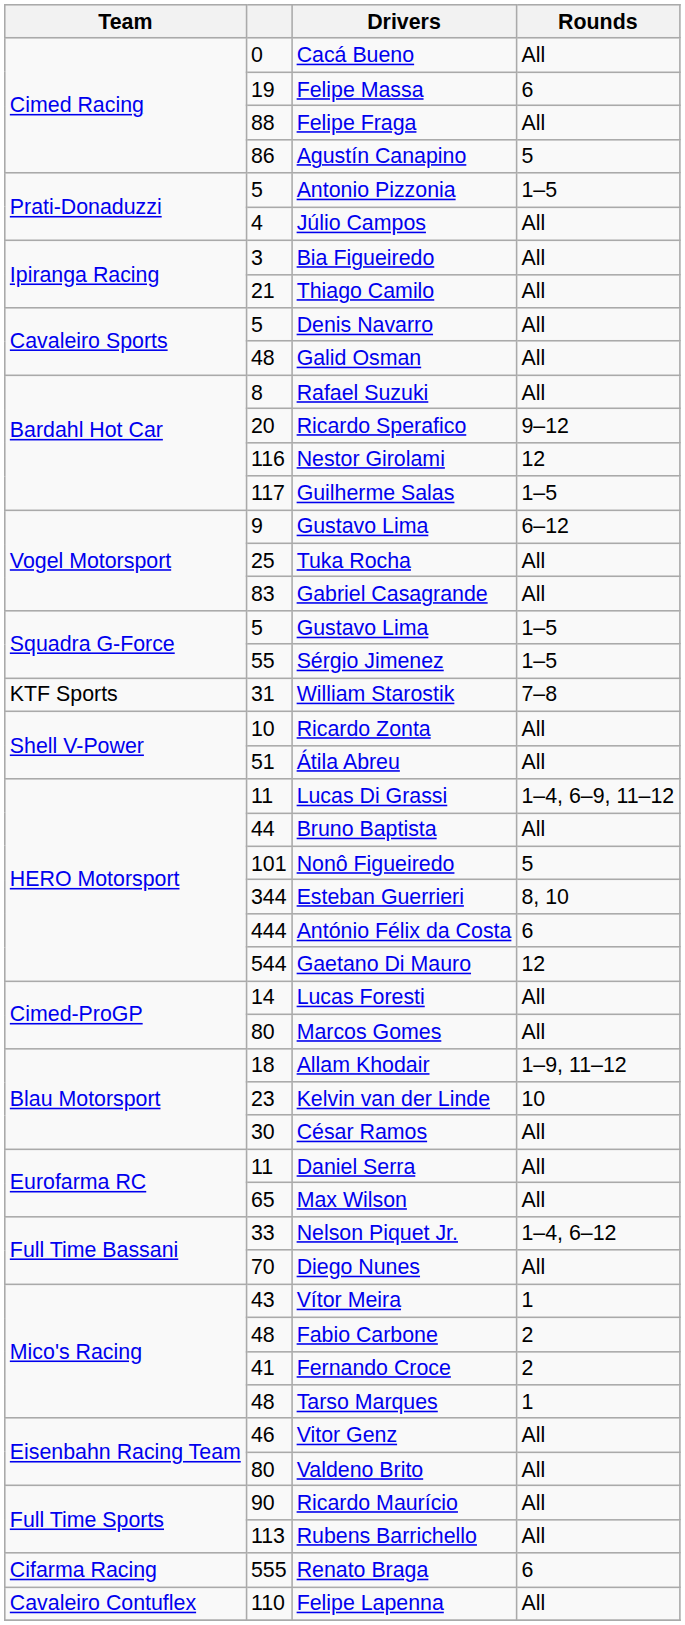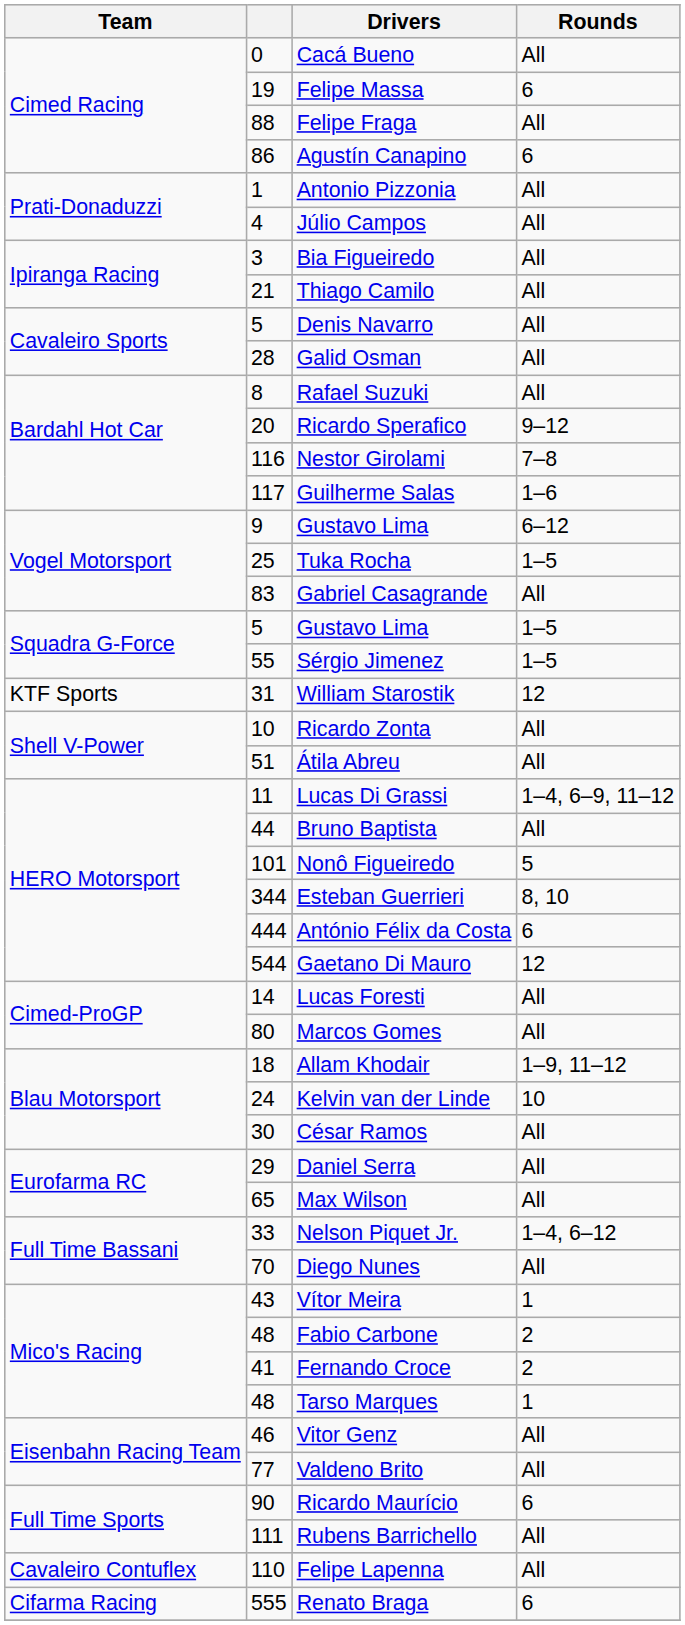(527, 156) 5 -> (527, 156) 6
(257, 189) 5 -> (257, 189) 1
(539, 189) 1–5 -> (533, 189) All
(263, 358) 48 -> (263, 358) 28
(533, 459) 12 -> (539, 459) 7–8
(539, 492) 1–5 -> (539, 492) 1–6
(533, 560) All -> (539, 560) 1–5
(539, 694) 7–8 -> (533, 694) 12
(263, 1098) 23 -> (263, 1098) 24
(262, 1166) 11 -> (263, 1166) 29
(263, 1468) 80 -> (263, 1468) 77
(533, 1502) All -> (527, 1502) 6
(268, 1536) 113 -> (267, 1536) 111
rows swapped: (103, 1603) <-> (83, 1569)
